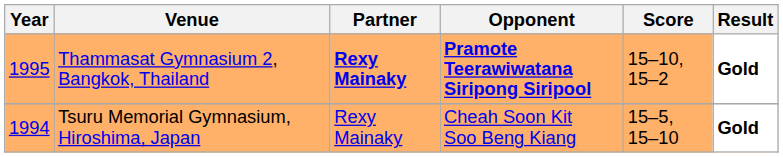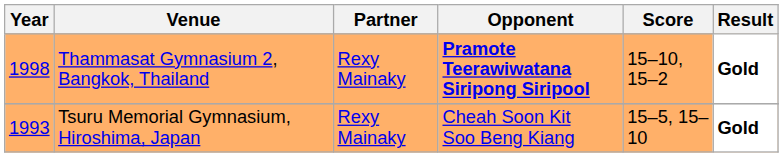(29, 69) 1995 -> (29, 69) 1998
(370, 69) bold -> (372, 69) normal
(29, 128) 1994 -> (29, 128) 1993
